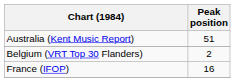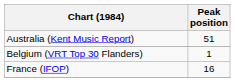(209, 54) 2 -> (209, 54) 1
